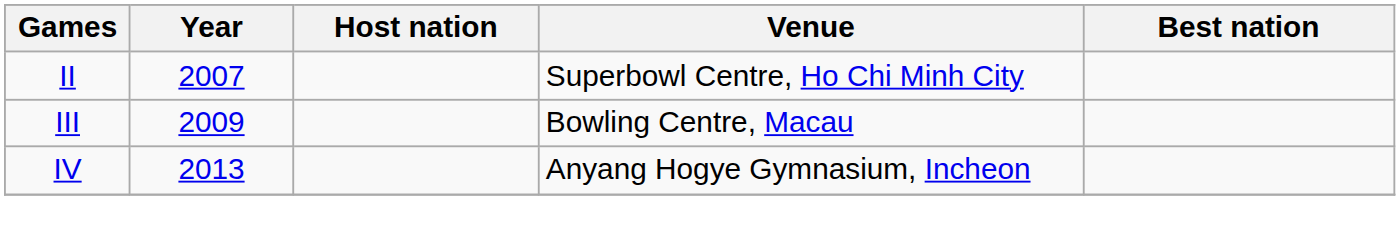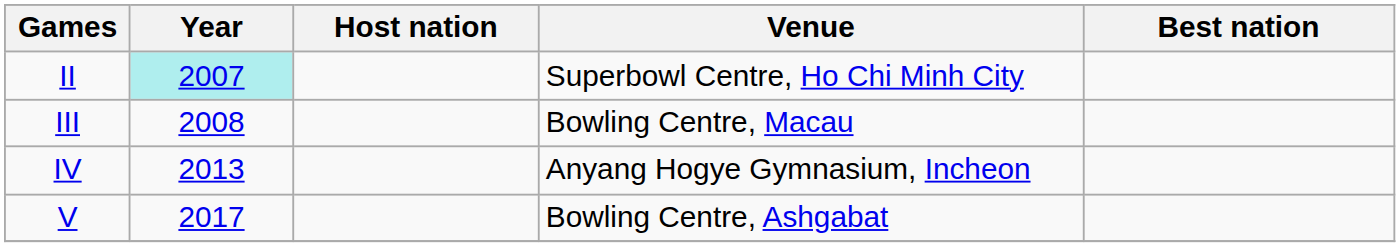(212, 75) no background -> (212, 75) paleturquoise background
(212, 122) 2009 -> (212, 122) 2008
+ row: (68, 216)
